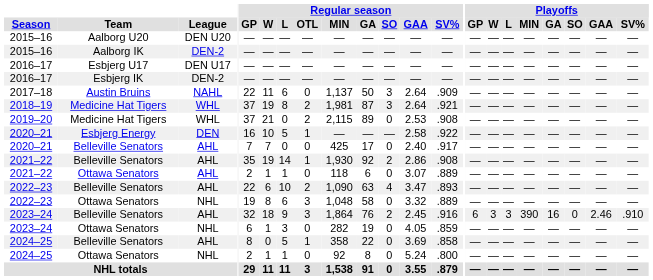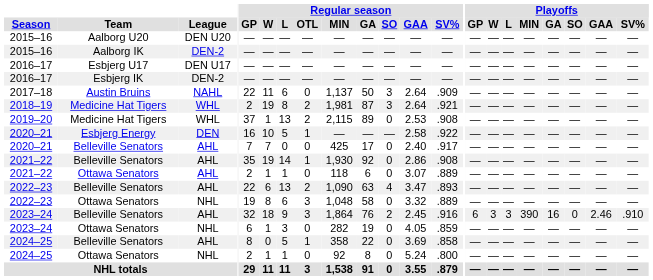(249, 106) 37 -> (249, 106) 2
(268, 119) 21 -> (268, 119) 1
(285, 119) 0 -> (285, 119) 13
(389, 160) 2 -> (389, 160) 0
(285, 187) 10 -> (285, 187) 13
